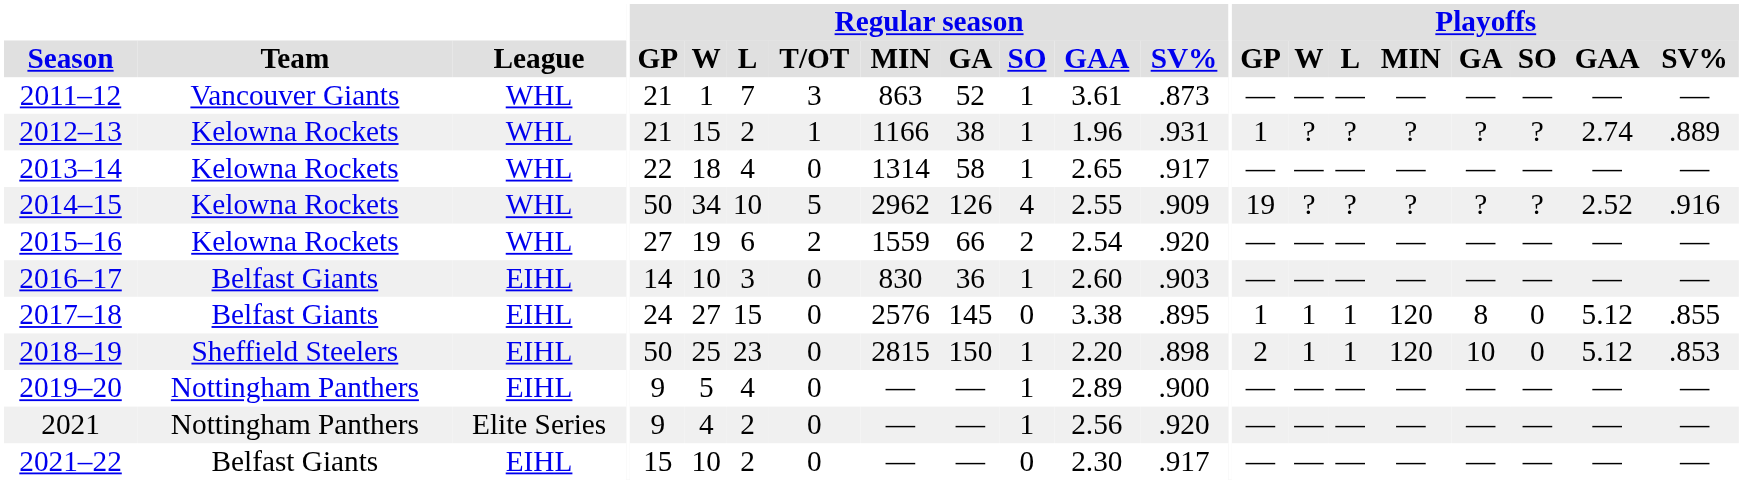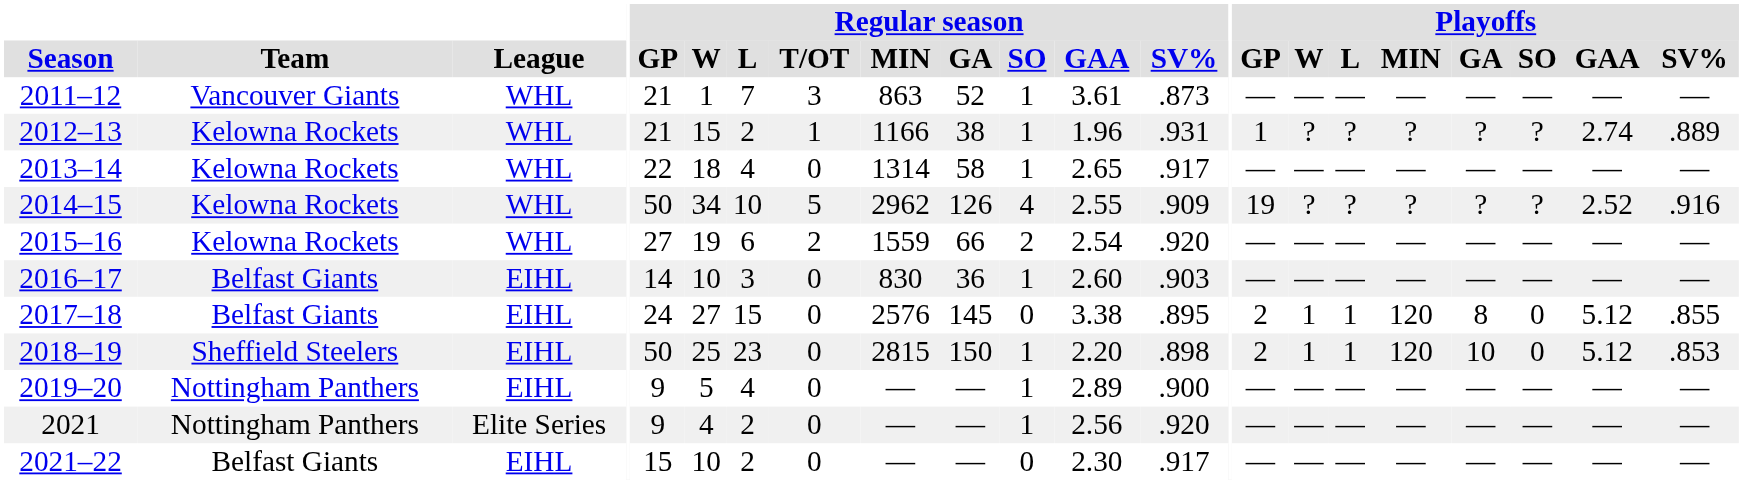(1260, 314) 1 -> (1260, 314) 2
